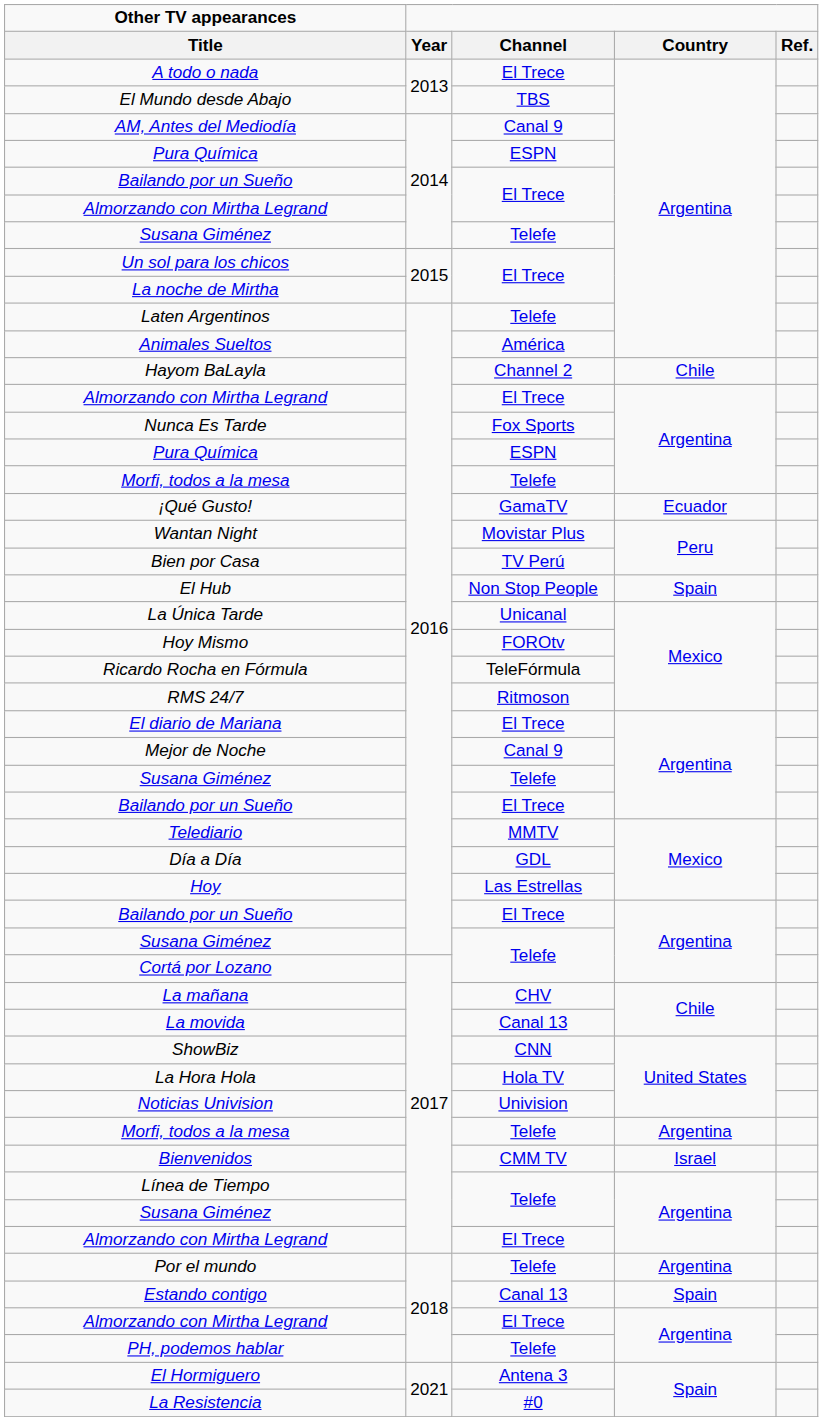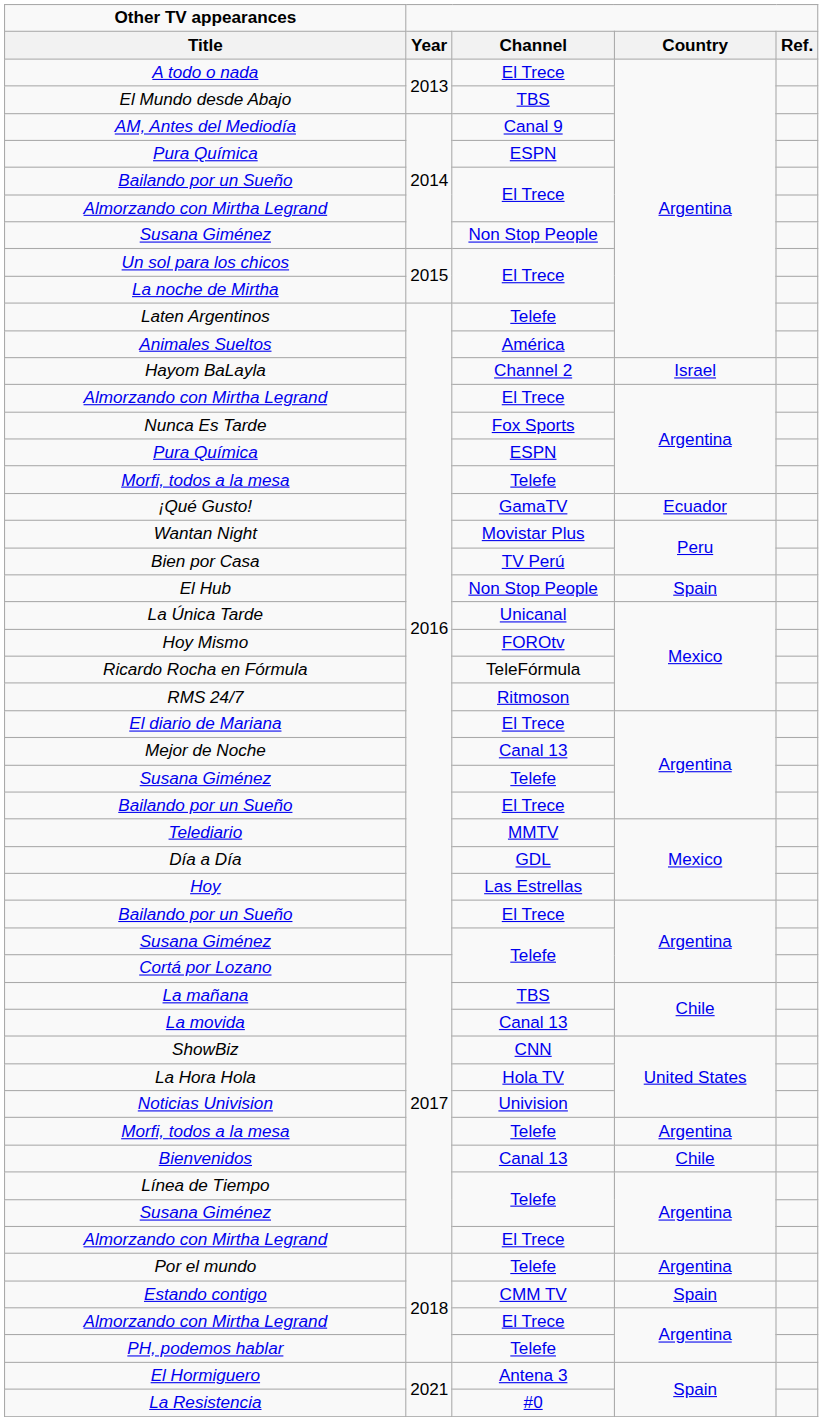(533, 235) Telefe -> (533, 235) Non Stop People
(695, 371) Chile -> (695, 371) Israel
(533, 751) Canal 9 -> (533, 751) Canal 13
(533, 995) CHV -> (533, 995) TBS
(533, 1158) CMM TV -> (533, 1158) Canal 13
(695, 1158) Israel -> (695, 1158) Chile
(533, 1294) Canal 13 -> (533, 1294) CMM TV
